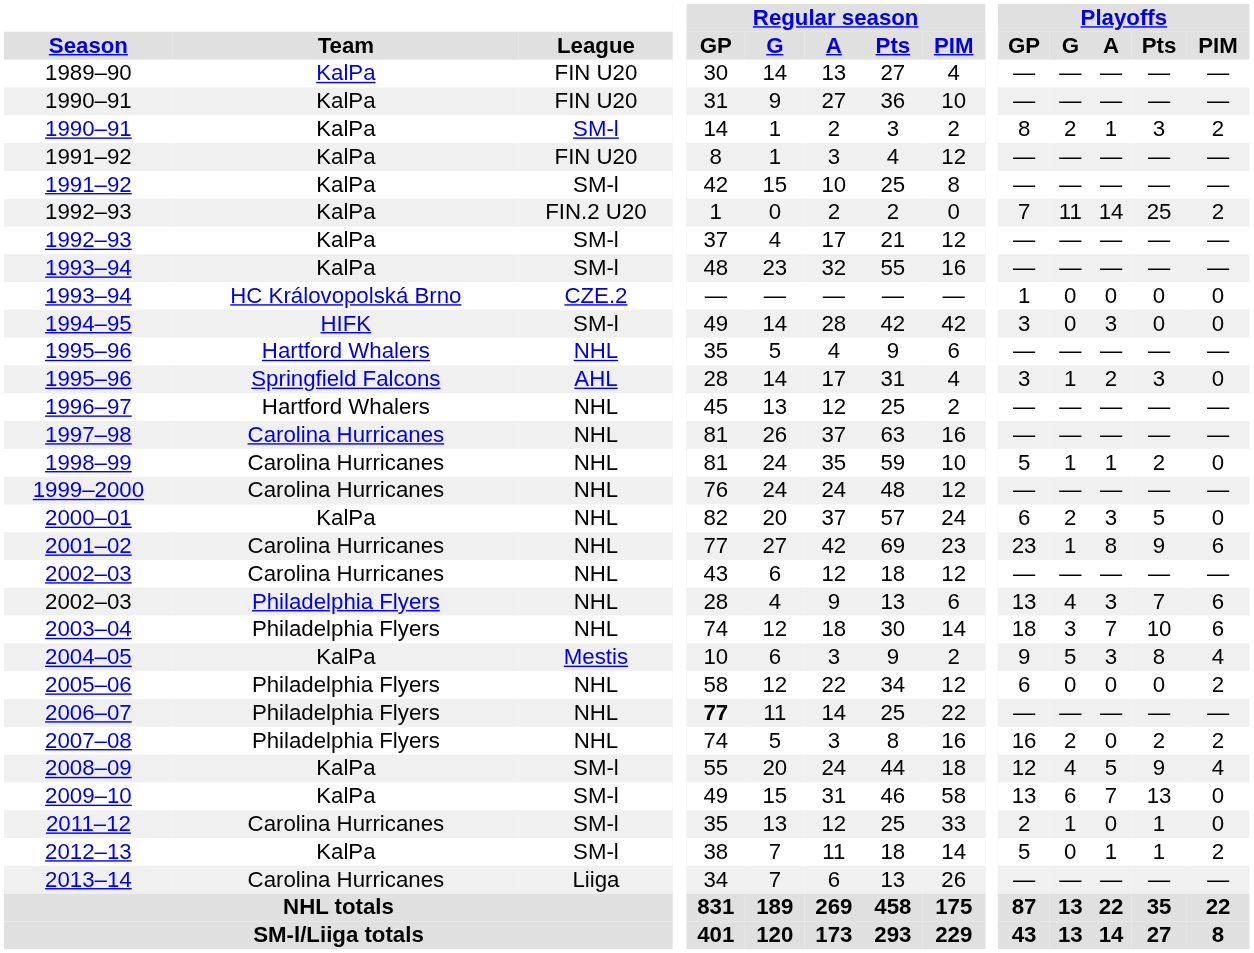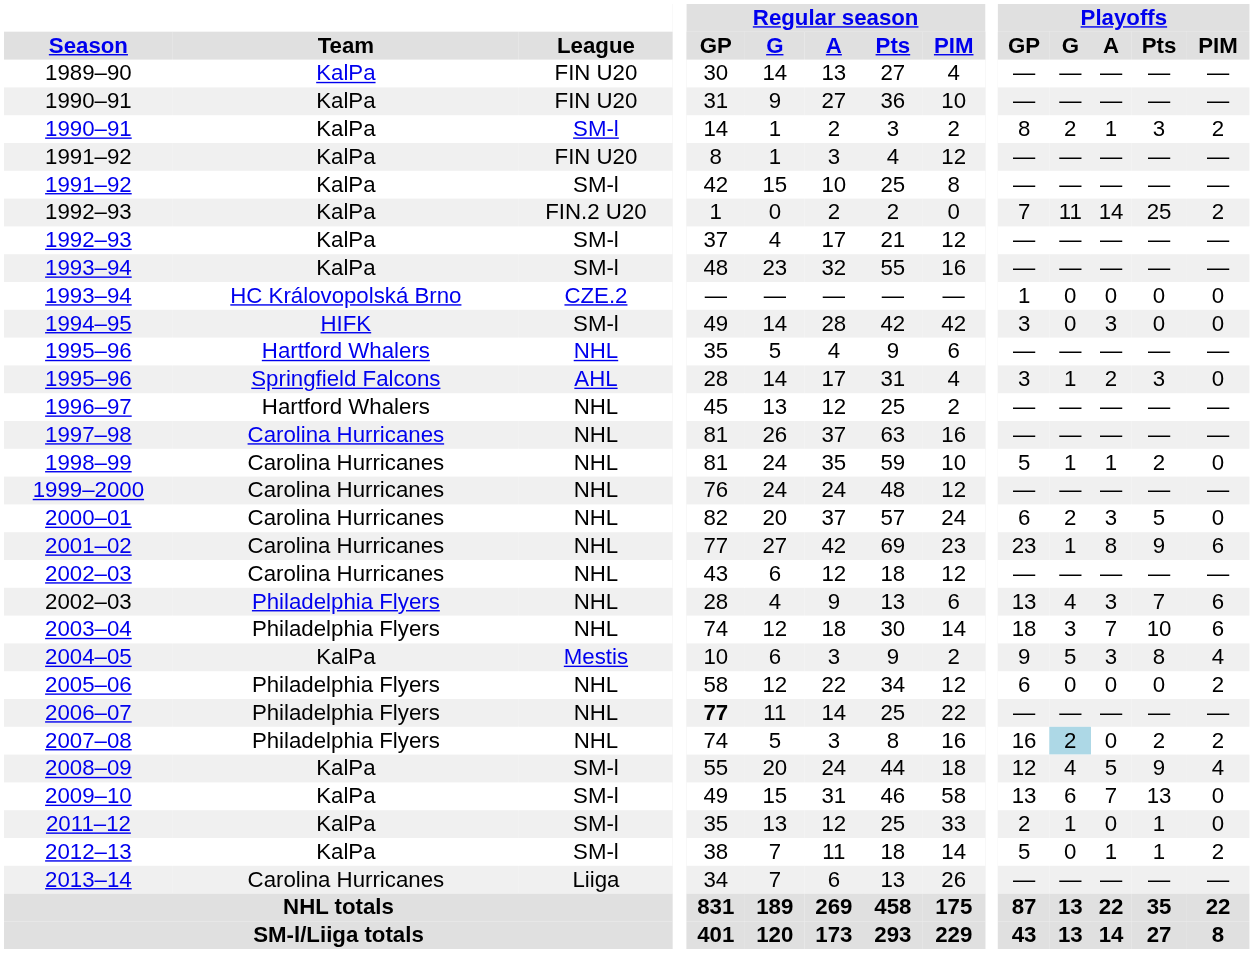(346, 518) KalPa -> (346, 518) Carolina Hurricanes
(1070, 740) no background -> (1070, 740) lightblue background
(346, 823) Carolina Hurricanes -> (346, 823) KalPa
